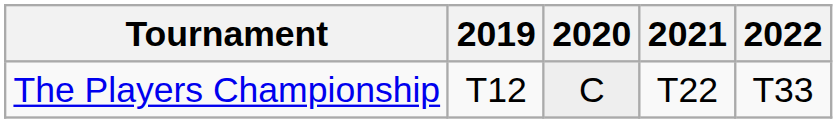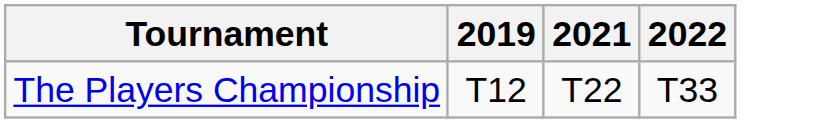- column: (592, 34)
